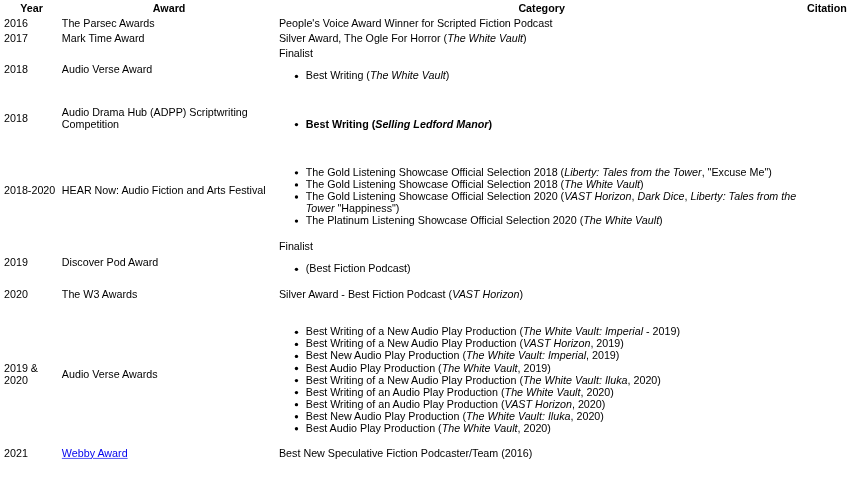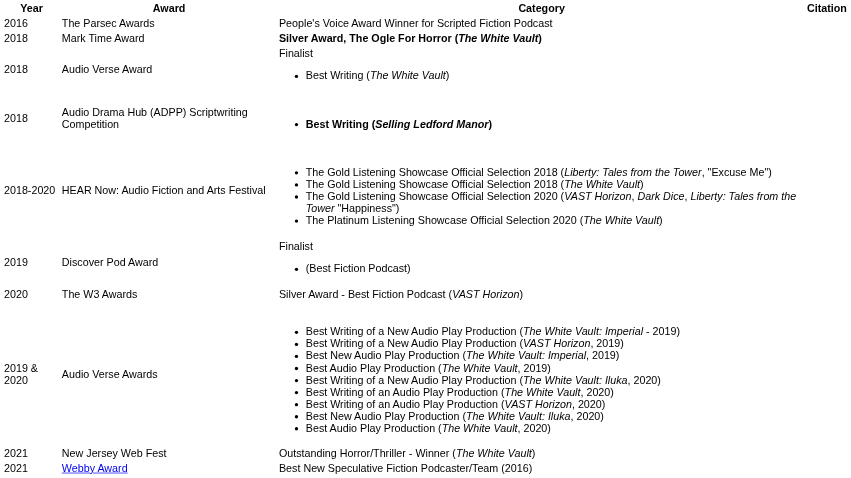(16, 38) 2017 -> (16, 38) 2018
(403, 38) normal -> (410, 38) bold
+ row: (114, 454)
